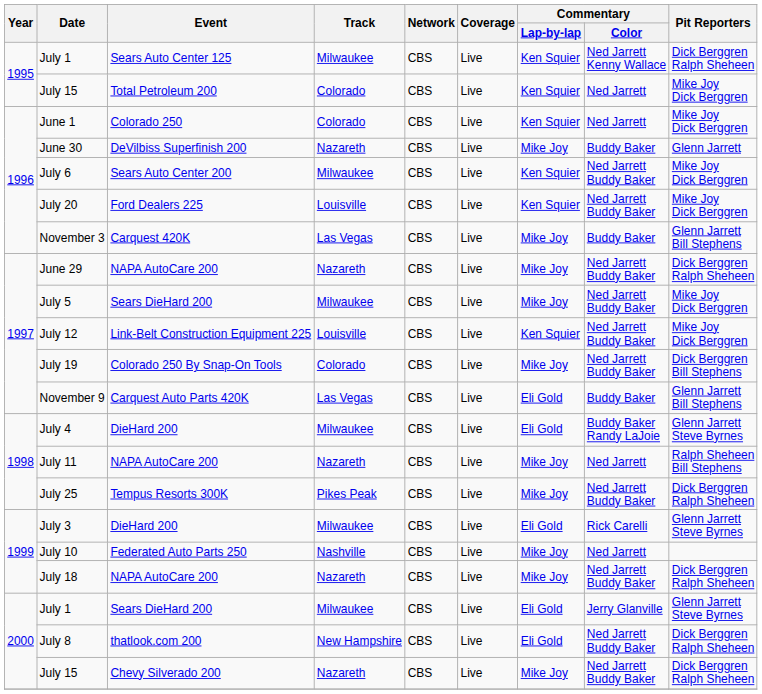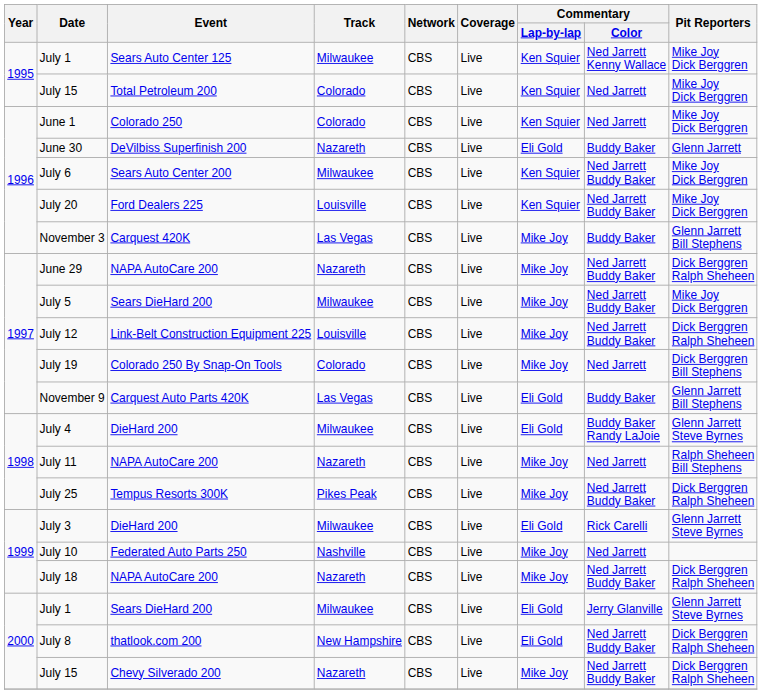(713, 58) Dick Berggren Ralph Sheheen -> (710, 58) Mike Joy Dick Berggren
(544, 147) Mike Joy -> (542, 147) Eli Gold
(550, 333) Ken Squier -> (544, 333) Mike Joy
(710, 333) Mike Joy Dick Berggren -> (713, 333) Dick Berggren Ralph Sheheen
(621, 365) Ned Jarrett Buddy Baker -> (616, 365) Ned Jarrett
